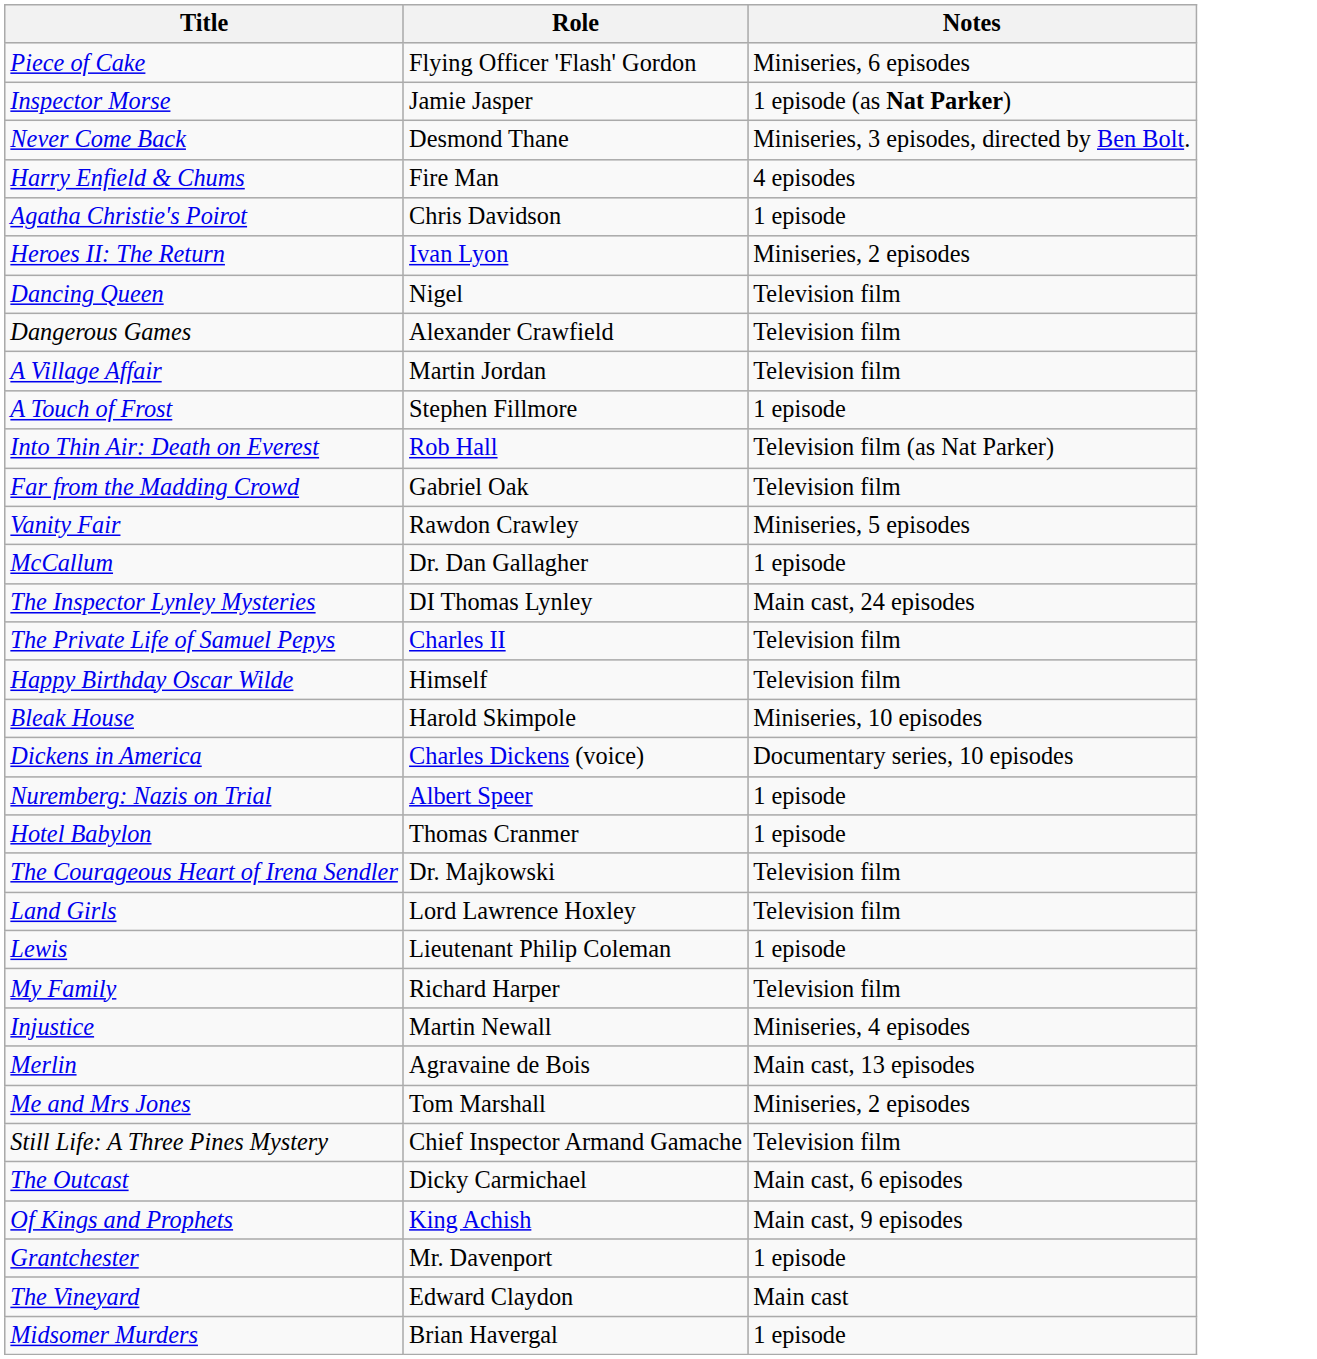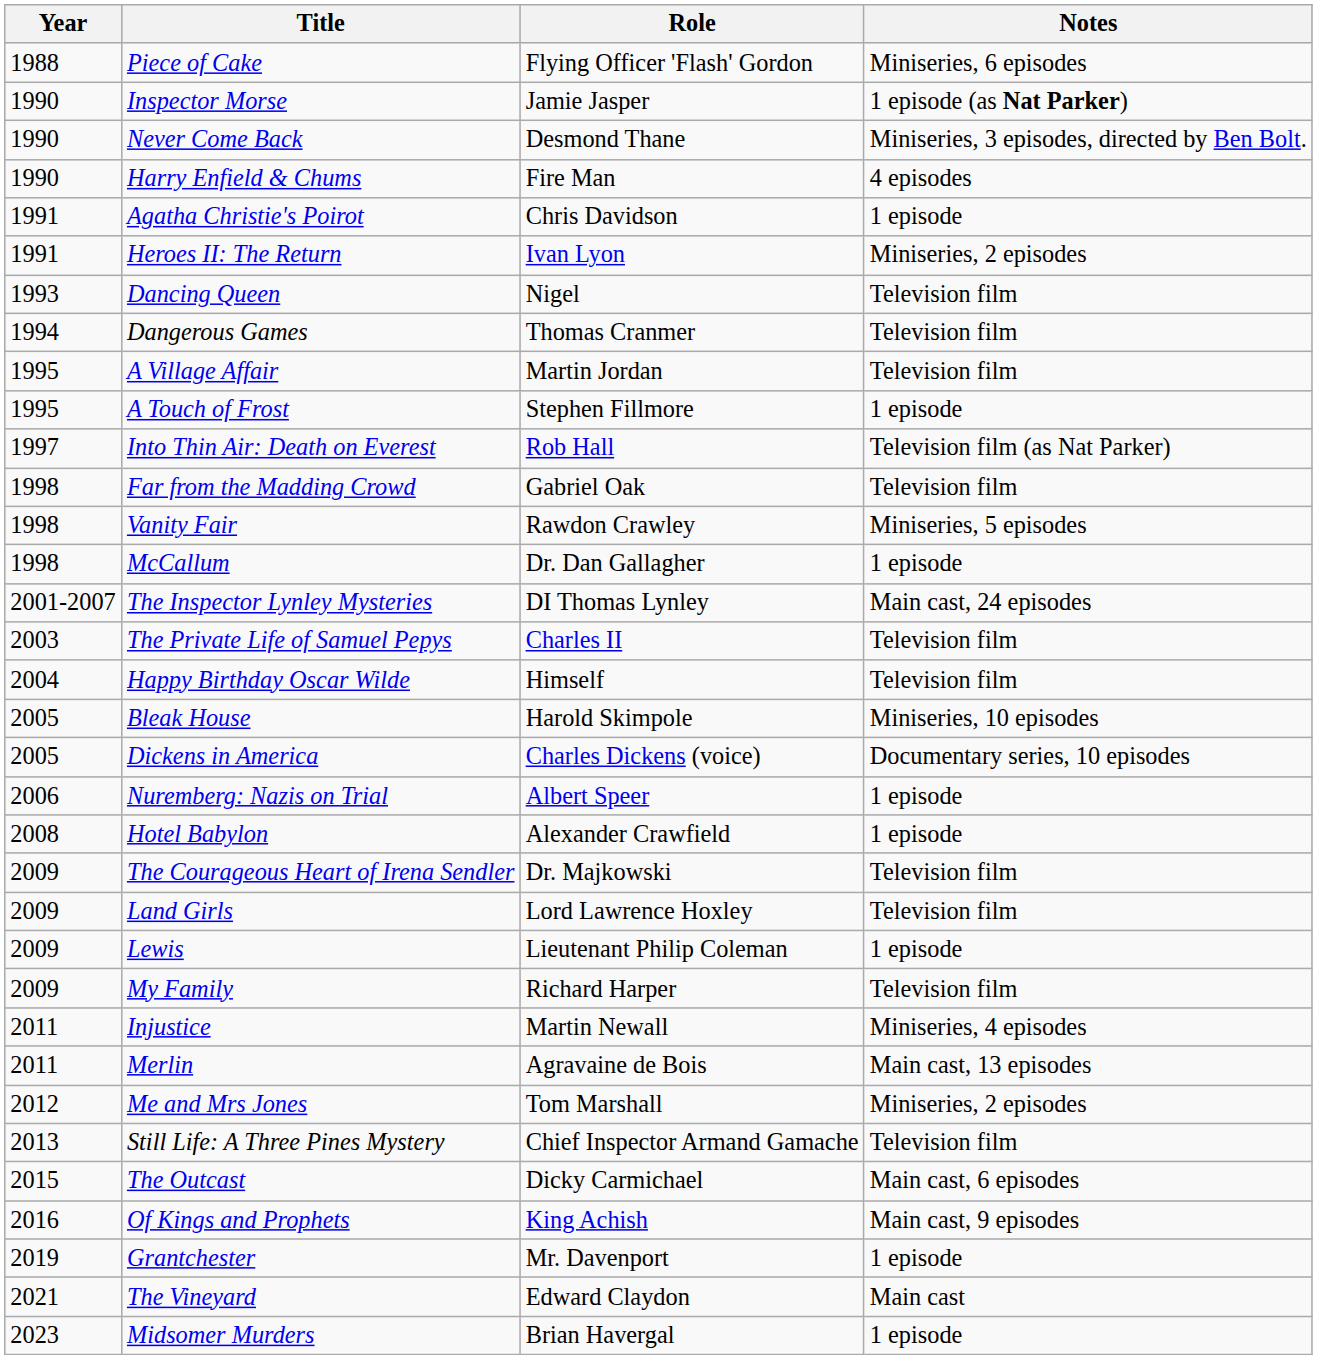+ column: (63, 23)
(511, 332) Alexander Crawfield -> (610, 332) Thomas Cranmer
(494, 833) Thomas Cranmer -> (628, 833) Alexander Crawfield
